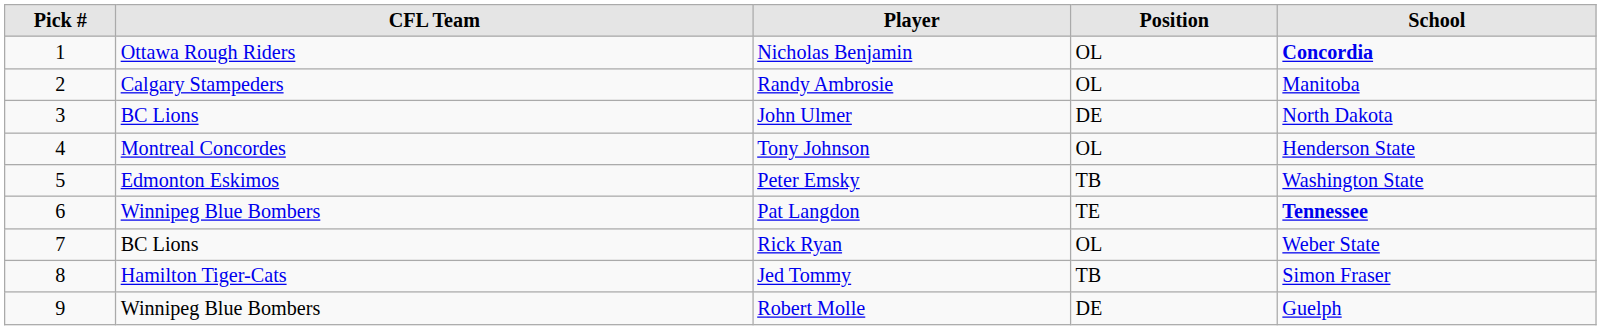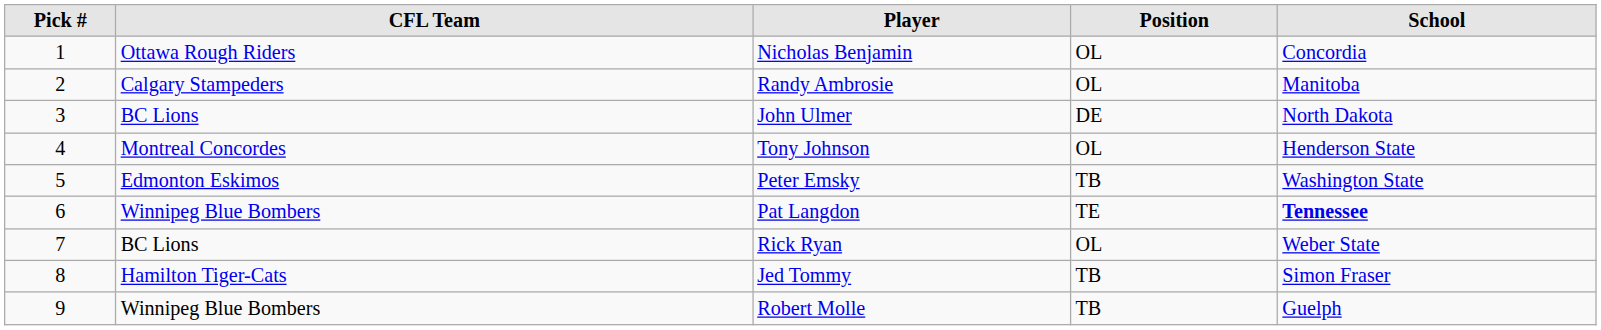(1328, 52) bold -> (1324, 52) normal
(1089, 308) DE -> (1088, 308) TB
